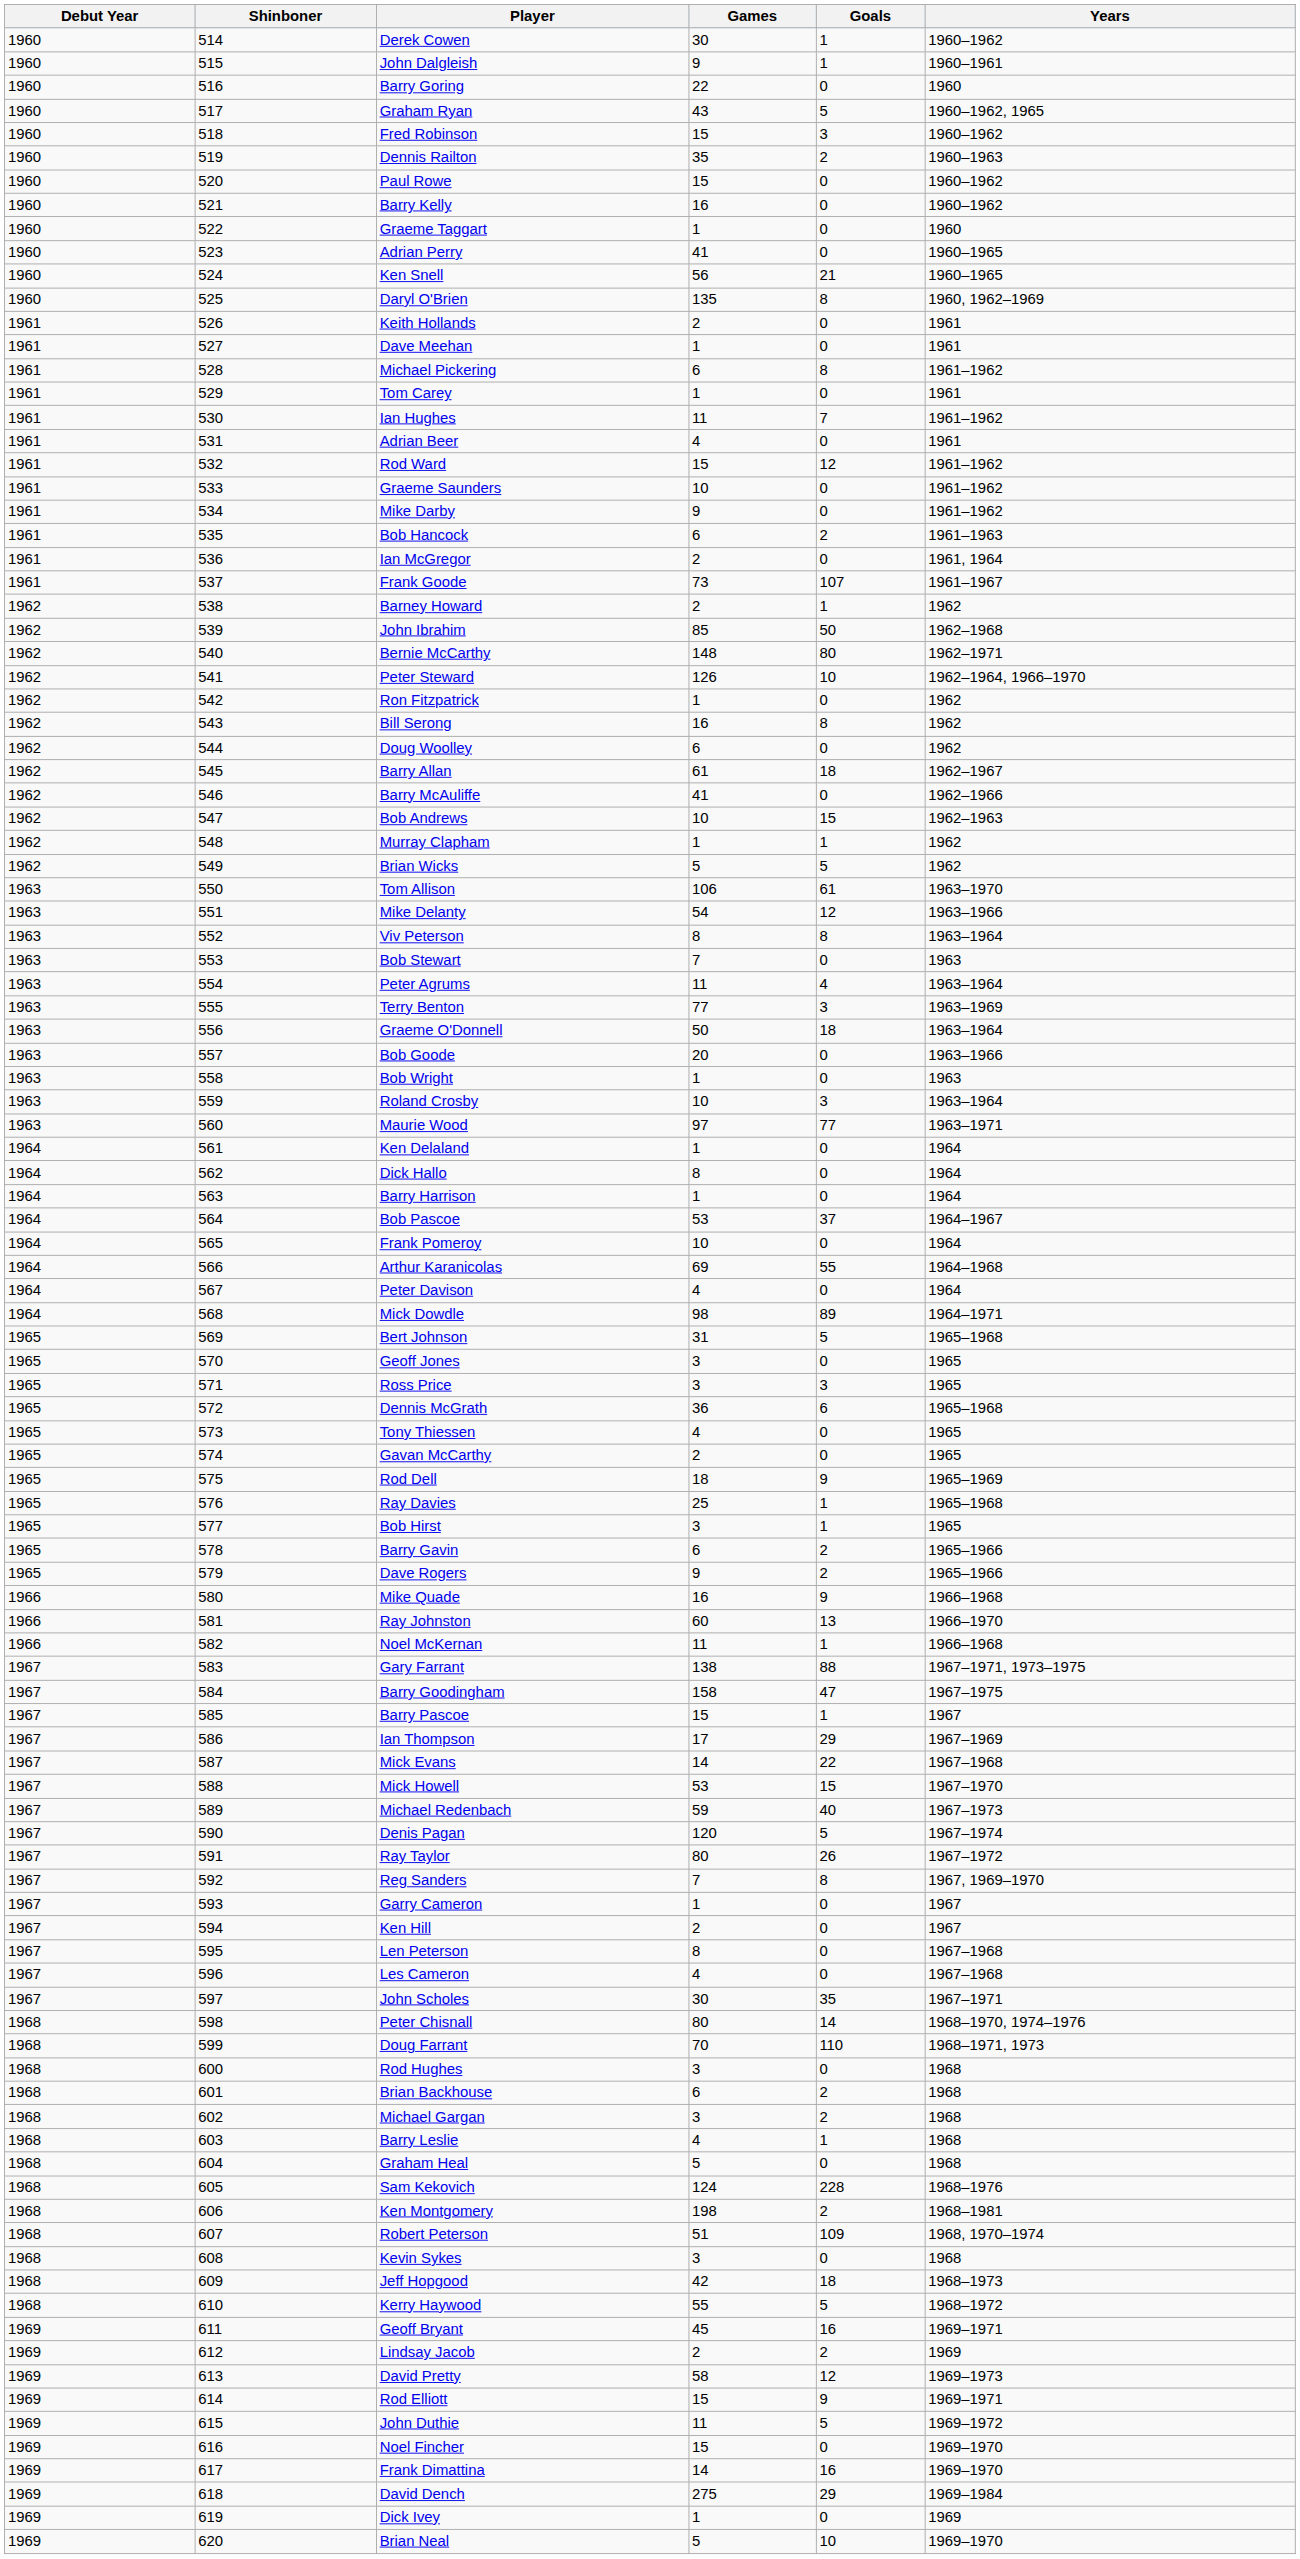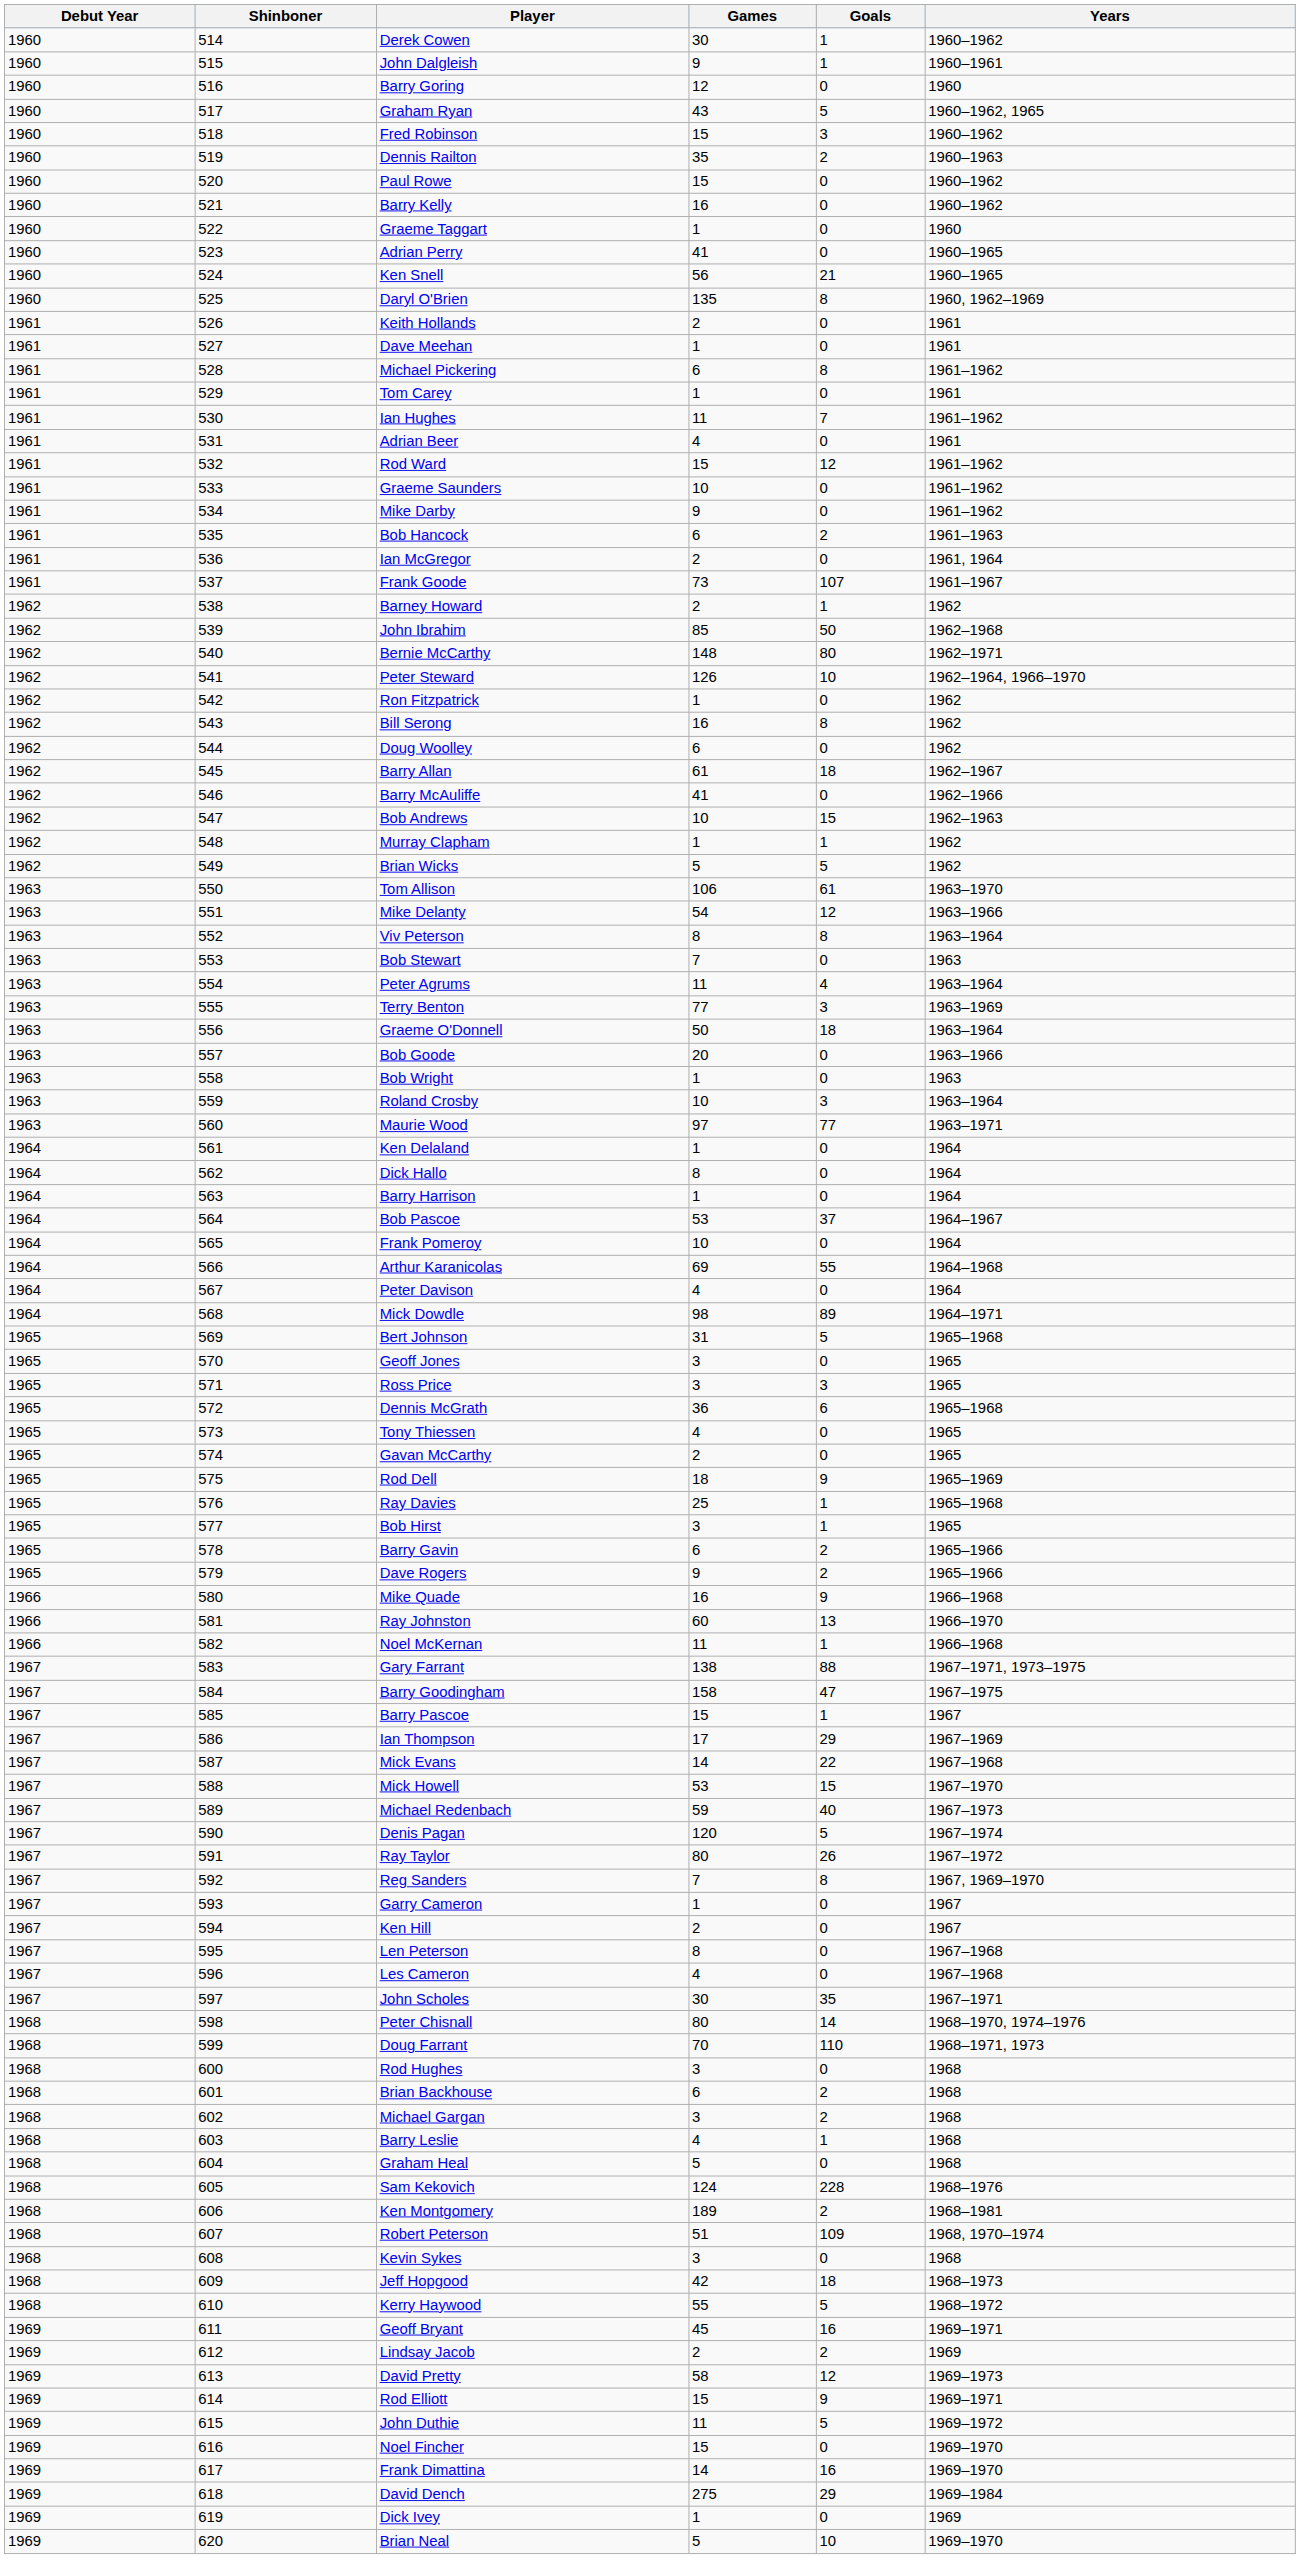(700, 87) 22 -> (700, 87) 12
(704, 2210) 198 -> (704, 2210) 189
